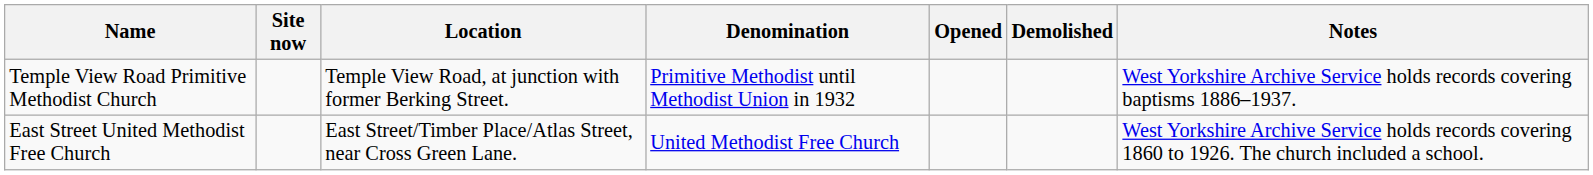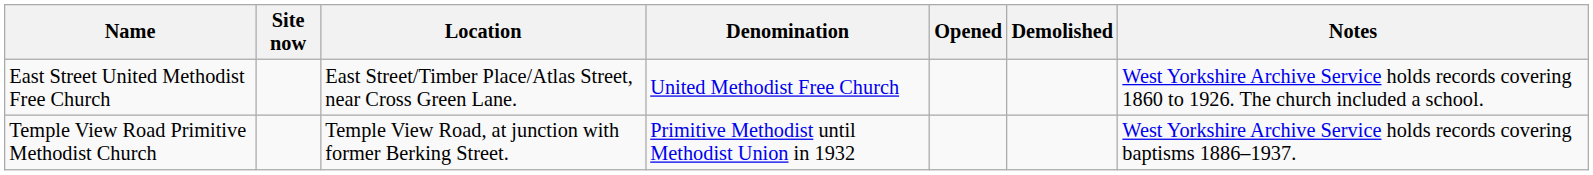rows swapped: (127, 142) <-> (128, 87)
